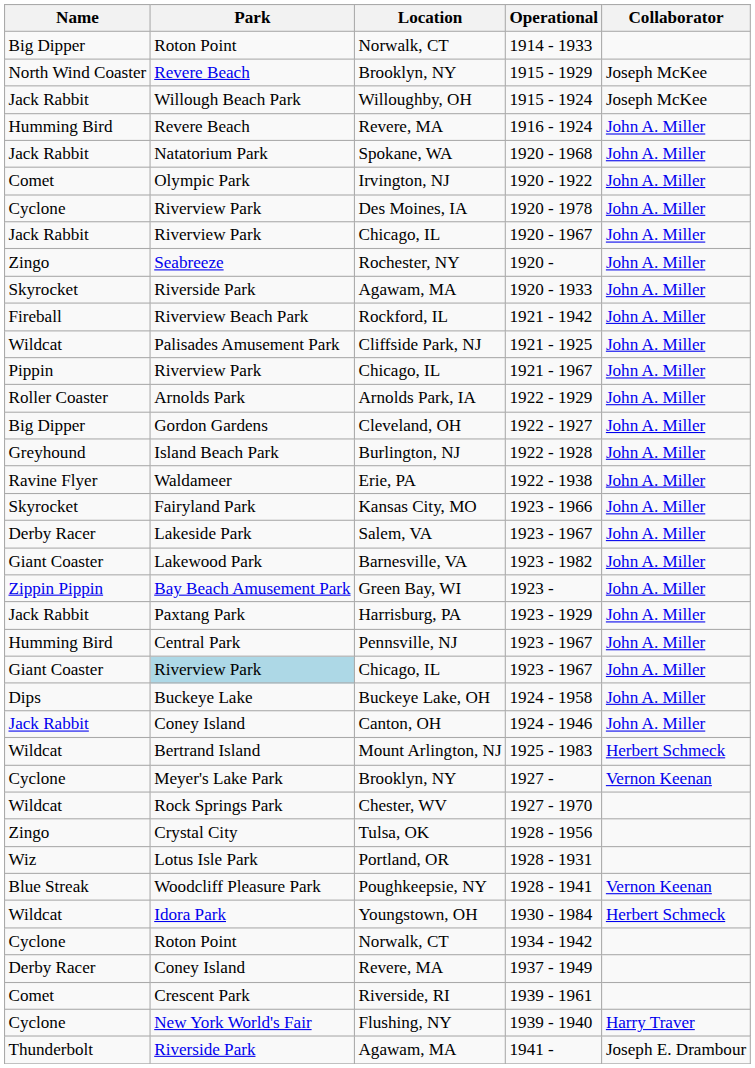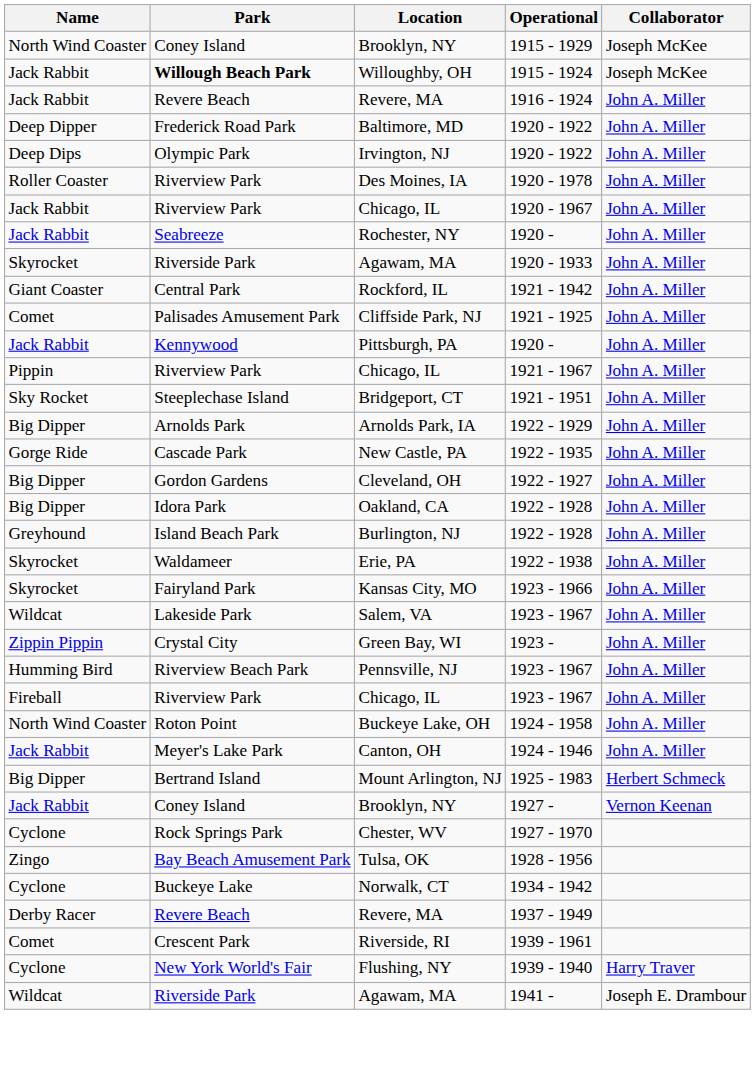- row: (404, 45)
(202, 72) Revere Beach -> (200, 45) Coney Island
(228, 99) normal -> (233, 72) bold
(61, 126) Humming Bird -> (49, 99) Jack Rabbit
+ row: (411, 126)
- row: (405, 153)
(31, 180) Comet -> (45, 153) Deep Dips
(37, 208) Cyclone -> (58, 180) Roller Coaster
(29, 262) Zingo -> (49, 235) Jack Rabbit
(35, 316) Fireball -> (56, 289) Giant Coaster
(231, 316) Riverview Beach Park -> (197, 289) Central Park
(35, 343) Wildcat -> (31, 316) Comet
+ row: (408, 343)
+ row: (411, 398)
(58, 398) Roller Coaster -> (47, 425) Big Dipper
+ row: (413, 452)
+ row: (404, 506)
(53, 479) Ravine Flyer -> (43, 561) Skyrocket
(52, 533) Derby Racer -> (35, 615) Wildcat
- row: (413, 561)
(252, 588) Bay Beach Amusement Park -> (196, 642) Crystal City
- row: (410, 615)
(197, 642) Central Park -> (231, 669) Riverview Beach Park
(56, 669) Giant Coaster -> (35, 696) Fireball
(208, 669) lightblue background -> (208, 696) no background
(25, 696) Dips -> (77, 724) North Wind Coaster
(203, 696) Buckeye Lake -> (195, 724) Roton Point
(200, 724) Coney Island -> (219, 751) Meyer's Lake Park
(35, 751) Wildcat -> (47, 778) Big Dipper
(37, 778) Cyclone -> (49, 805) Jack Rabbit
(219, 778) Meyer's Lake Park -> (200, 805) Coney Island
(35, 805) Wildcat -> (37, 832) Cyclone
(196, 832) Crystal City -> (252, 859) Bay Beach Amusement Park
- row: (404, 859)
- row: (423, 886)
- row: (418, 914)
(195, 941) Roton Point -> (203, 886) Buckeye Lake
(200, 968) Coney Island -> (202, 914) Revere Beach
(51, 1049) Thunderbolt -> (35, 995) Wildcat
